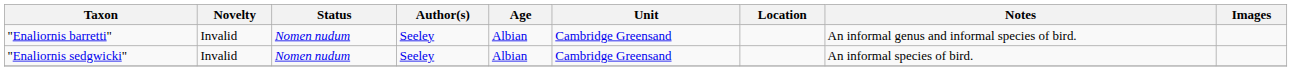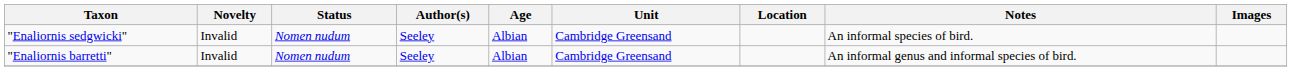rows swapped: (60, 35) <-> (67, 55)
